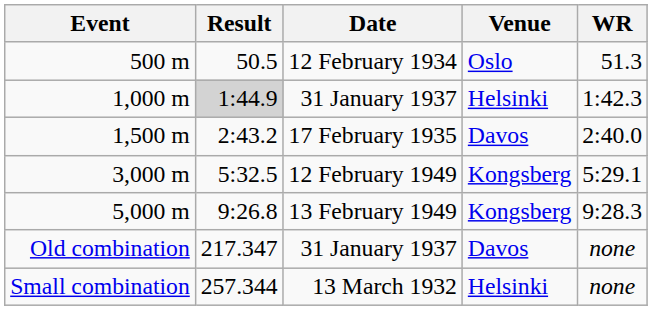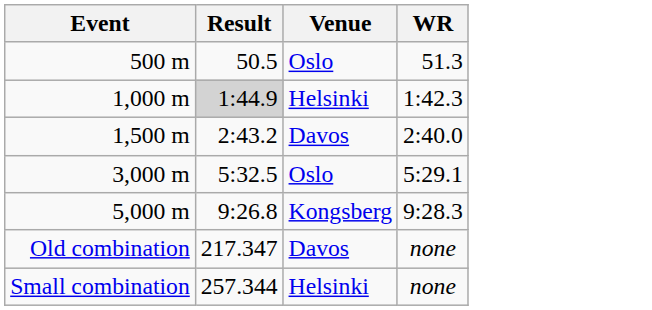- column: (373, 23)
(520, 173) Kongsberg -> (311, 173) Oslo
